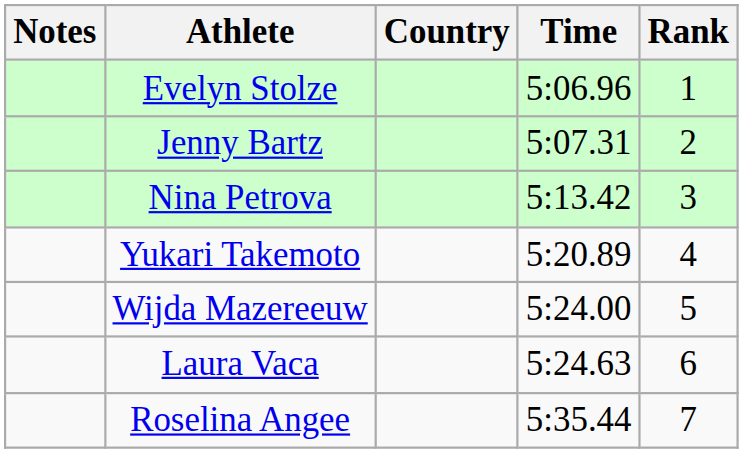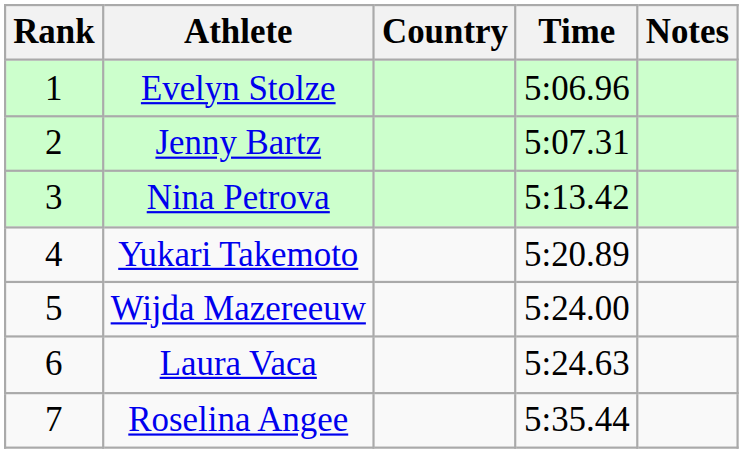columns swapped: (688, 32) <-> (55, 32)
